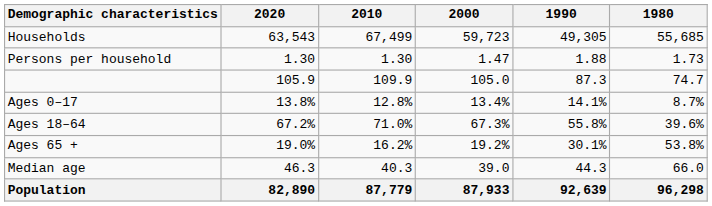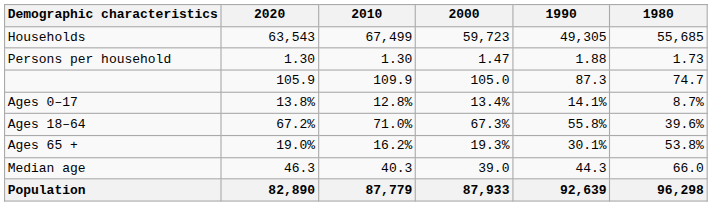(490, 146) 19.2% -> (490, 146) 19.3%
